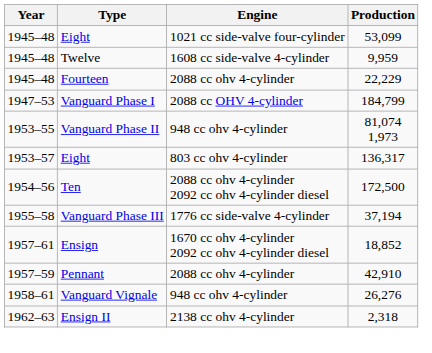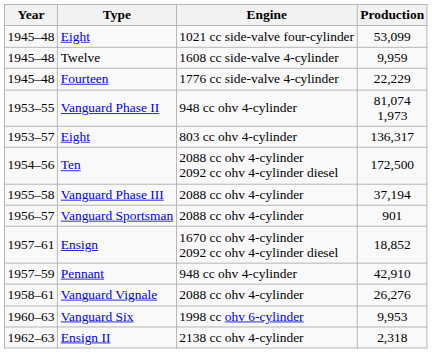(232, 79) 2088 cc ohv 4-cylinder -> (259, 79) 1776 cc side-valve 4-cylinder
- row: (108, 100)
(250, 215) 1776 cc side-valve 4-cylinder -> (241, 194) 2088 cc ohv 4-cylinder
+ row: (117, 215)
(232, 273) 2088 cc ohv 4-cylinder -> (238, 273) 948 cc ohv 4-cylinder
(229, 294) 948 cc ohv 4-cylinder -> (241, 294) 2088 cc ohv 4-cylinder
+ row: (97, 316)
